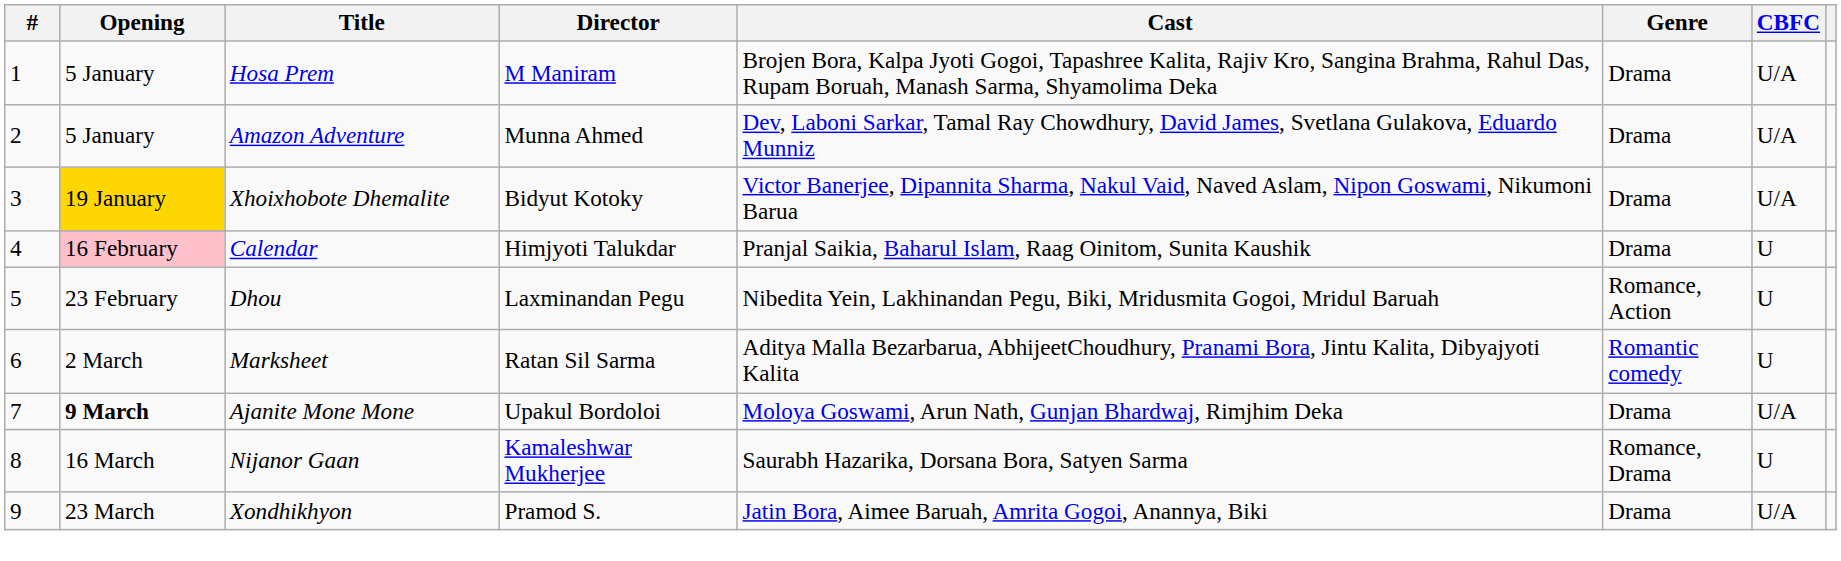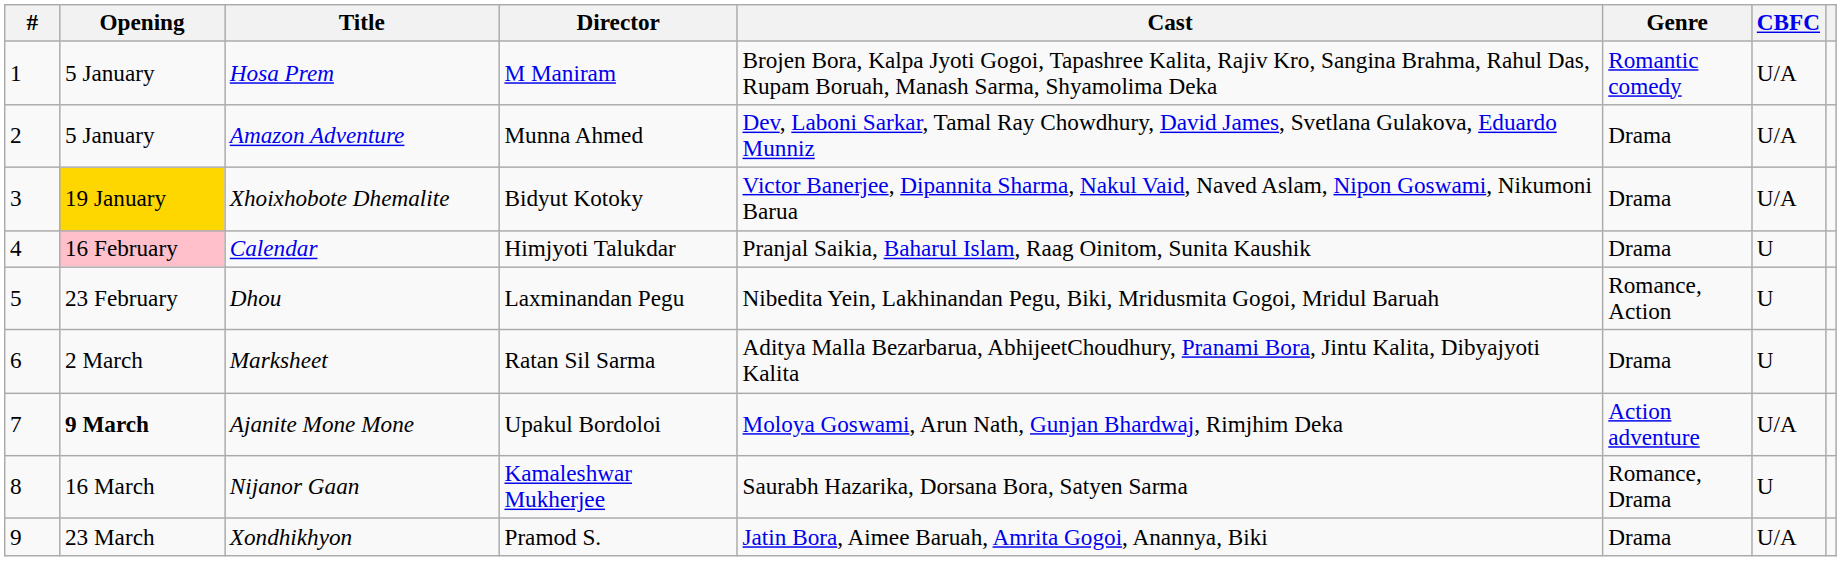(1640, 72) Drama -> (1653, 72) Romantic comedy
(1653, 361) Romantic comedy -> (1640, 361) Drama
(1640, 410) Drama -> (1654, 424) Action adventure
